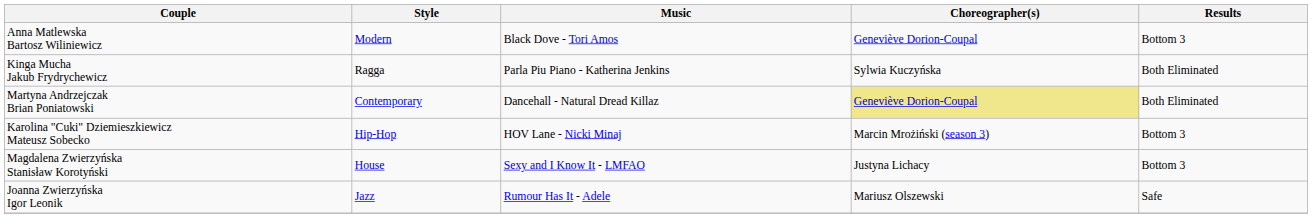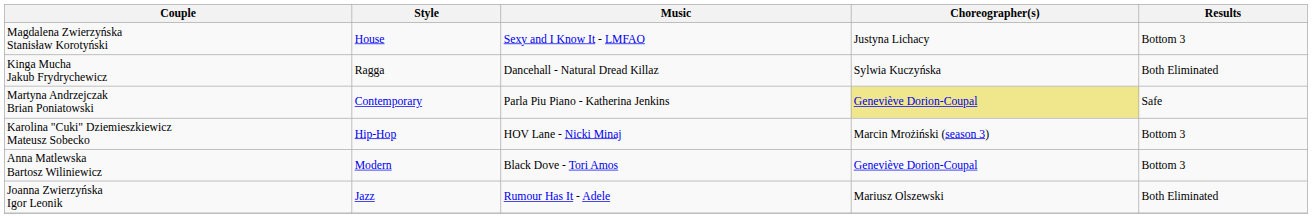rows swapped: (65, 165) <-> (55, 38)
(587, 70) Parla Piu Piano - Katherina Jenkins -> (581, 70) Dancehall - Natural Dread Killaz
(581, 102) Dancehall - Natural Dread Killaz -> (587, 102) Parla Piu Piano - Katherina Jenkins
(1180, 102) Both Eliminated -> (1152, 102) Safe
(1152, 197) Safe -> (1180, 197) Both Eliminated
